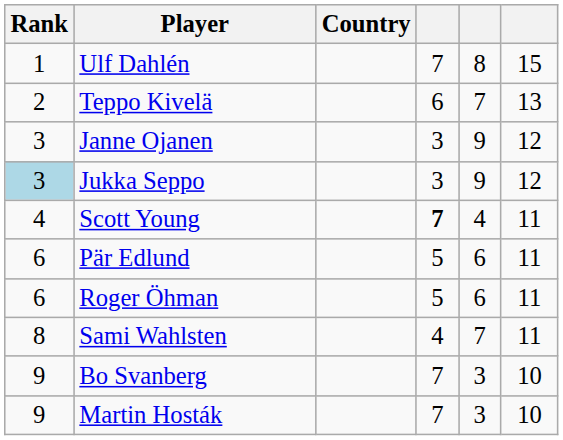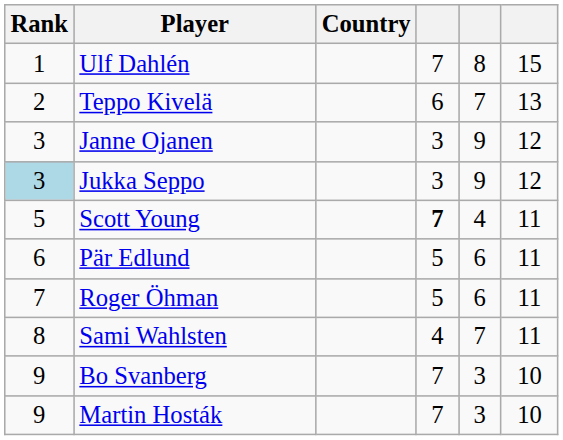(39, 219) 4 -> (39, 219) 5
(39, 297) 6 -> (39, 297) 7
